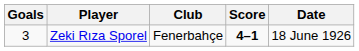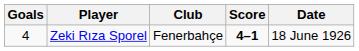(26, 35) 3 -> (26, 35) 4
